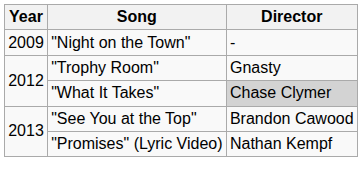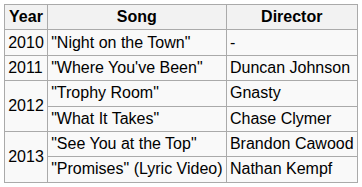(26, 42) 2009 -> (26, 42) 2010
+ row: (127, 67)
(281, 93) lightgrey background -> (281, 118) no background
